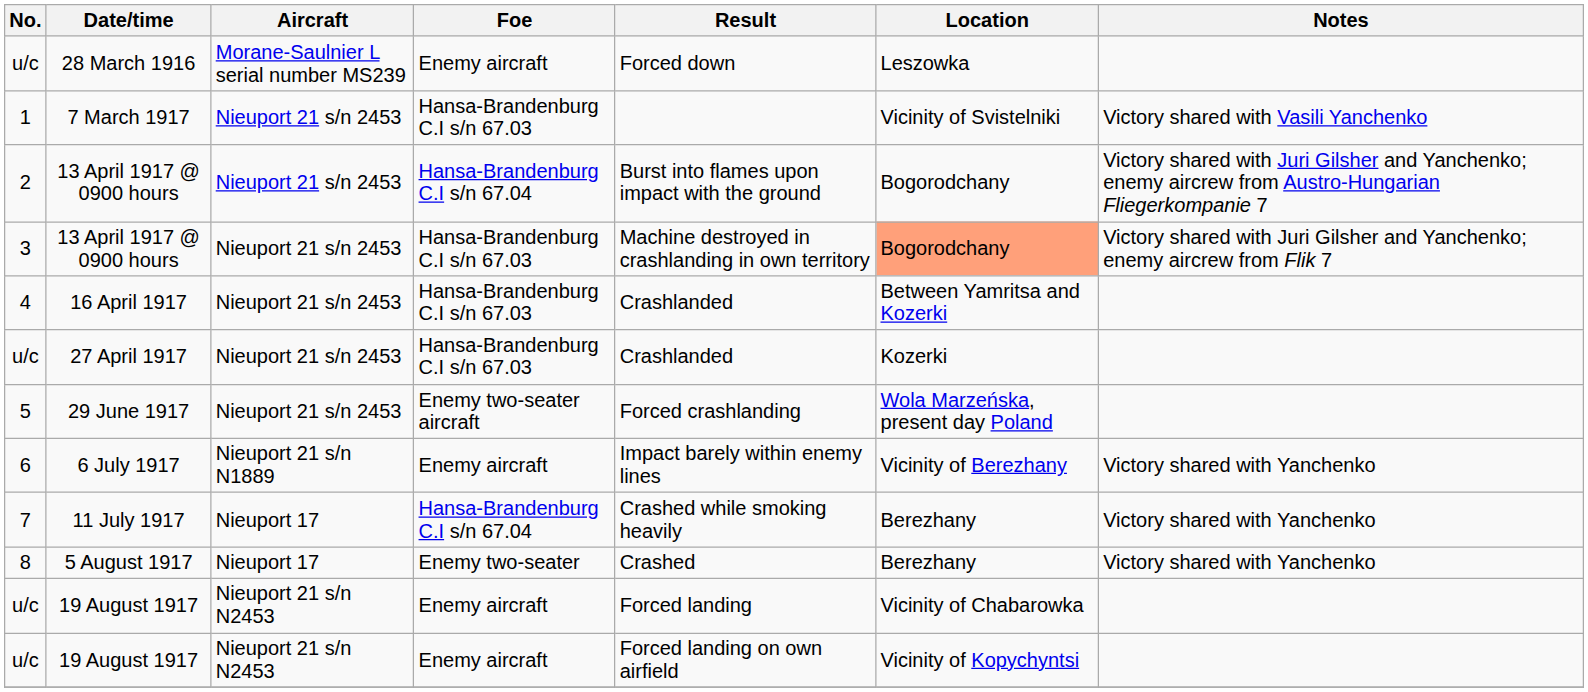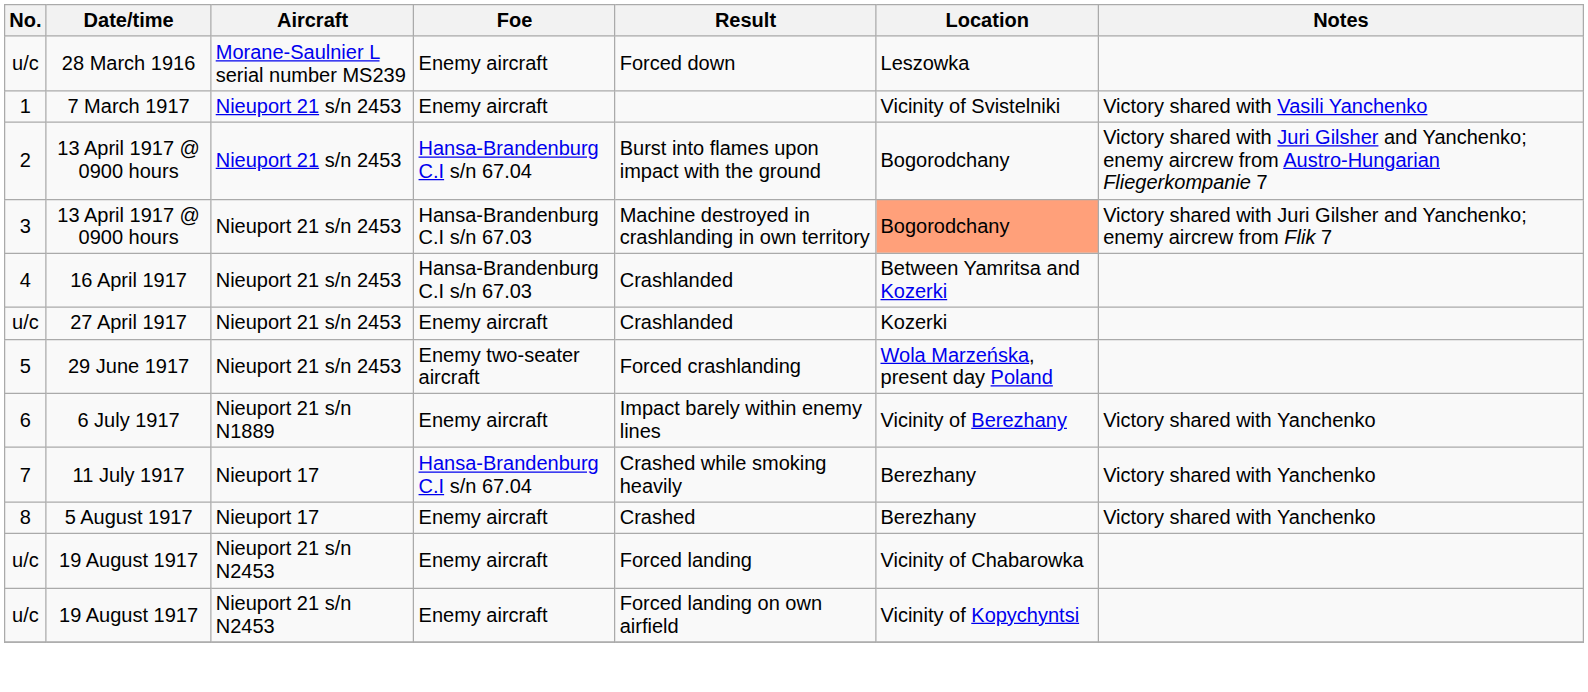(509, 117) Hansa-Brandenburg C.I s/n 67.03 -> (483, 106) Enemy aircraft
(509, 356) Hansa-Brandenburg C.I s/n 67.03 -> (483, 323) Enemy aircraft
(499, 562) Enemy two-seater -> (483, 517) Enemy aircraft
